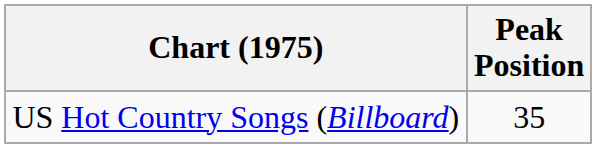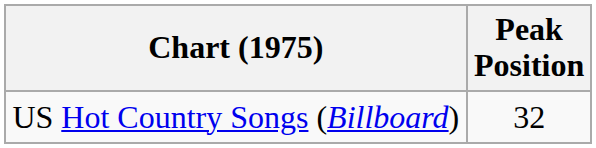(529, 116) 35 -> (529, 116) 32
